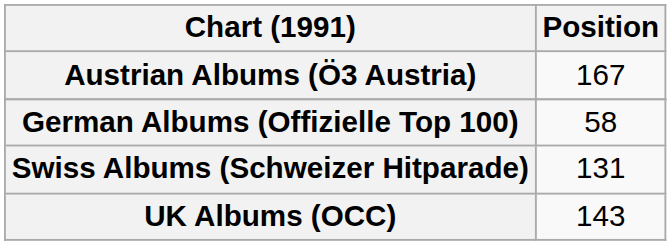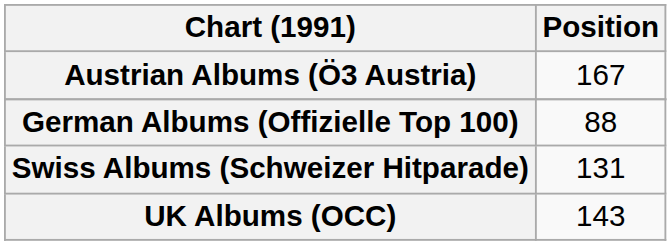(601, 121) 58 -> (601, 121) 88
